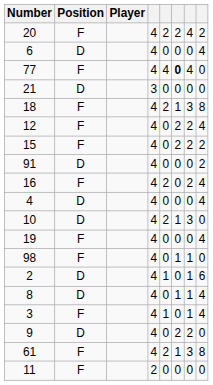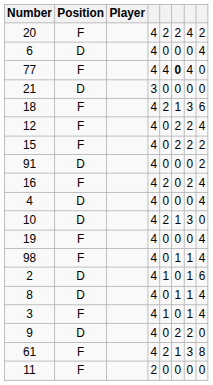(202, 107) 8 -> (202, 107) 6
(202, 257) 0 -> (202, 257) 4
